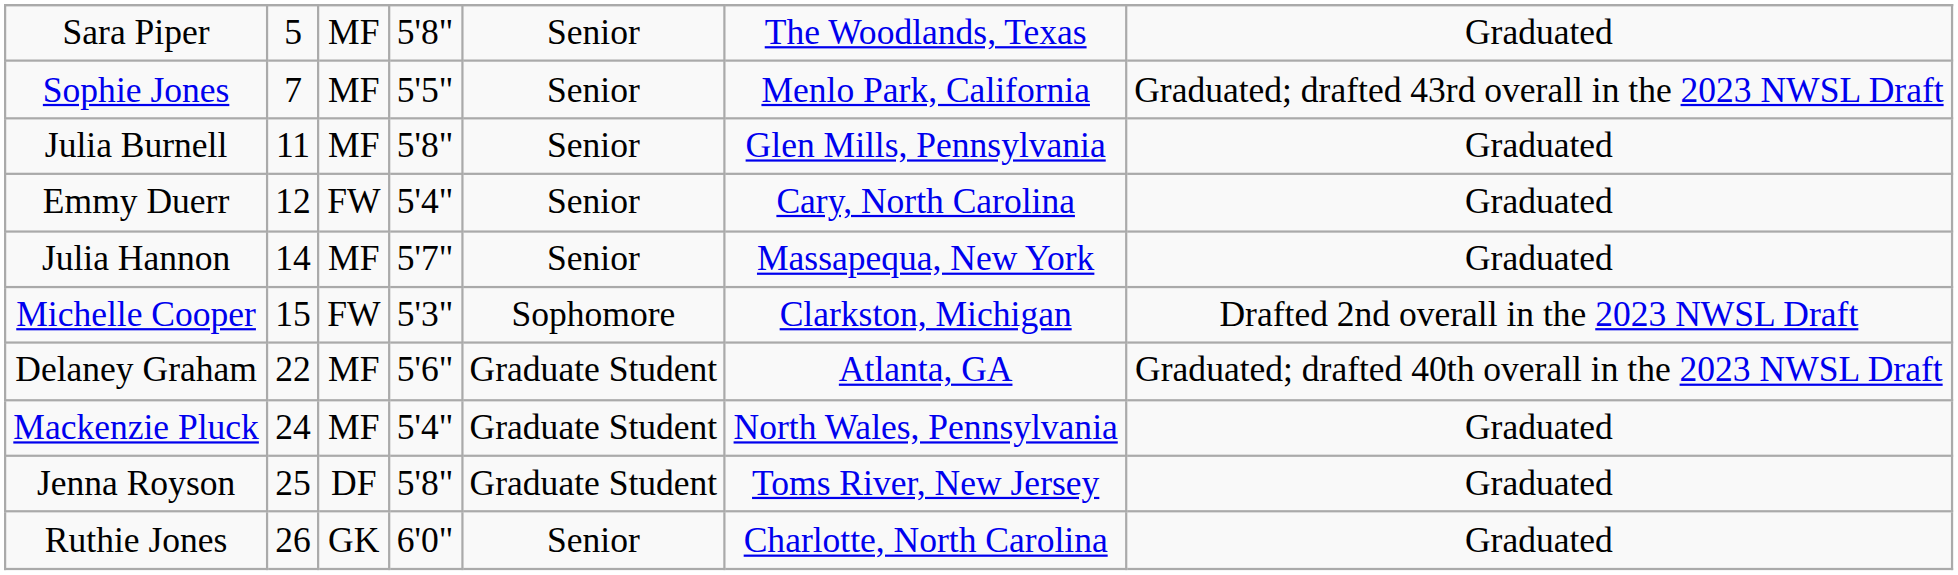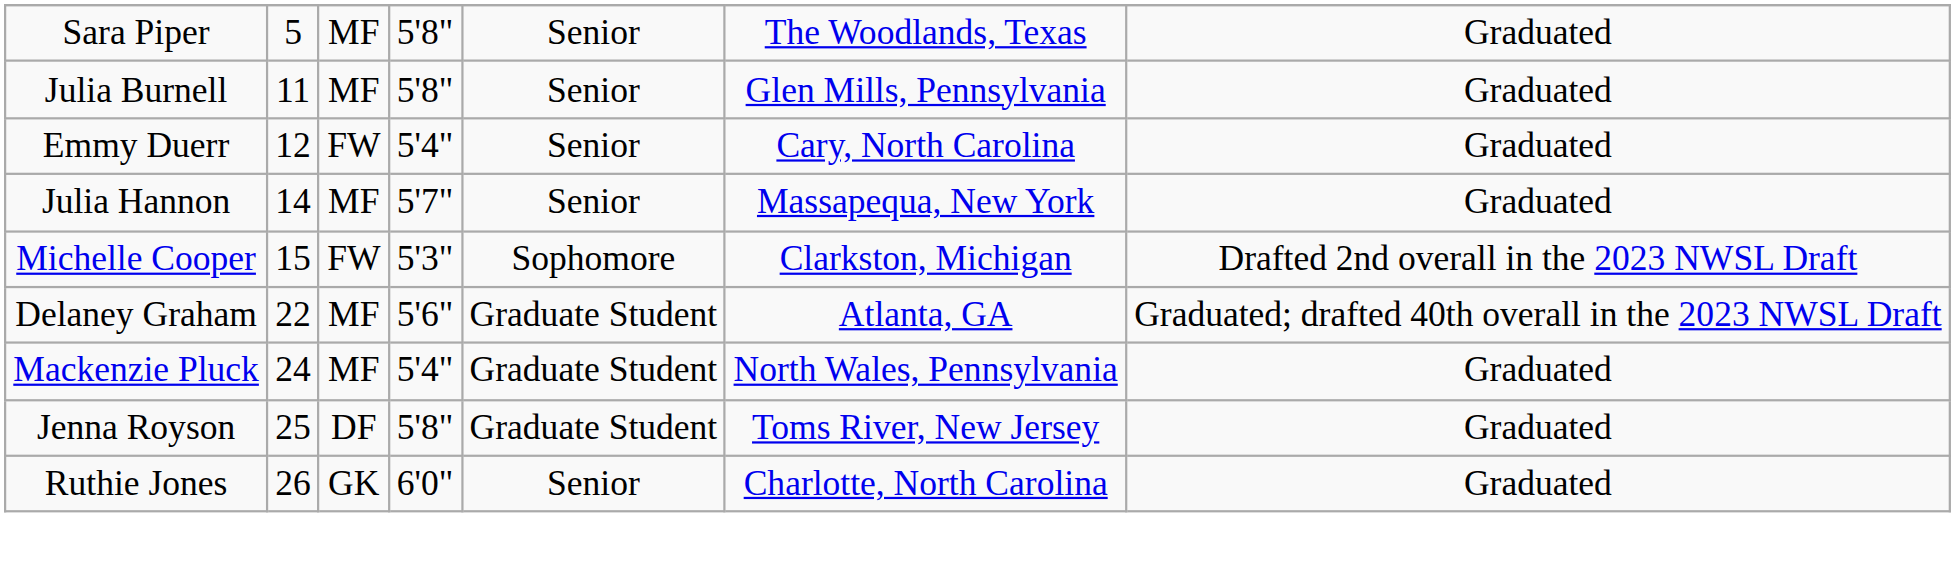- row: (136, 88)
